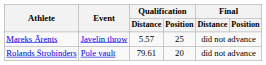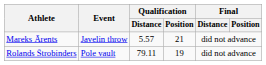(179, 39) 25 -> (179, 39) 21
(146, 53) 79.61 -> (146, 53) 79.11
(179, 53) 20 -> (179, 53) 19
